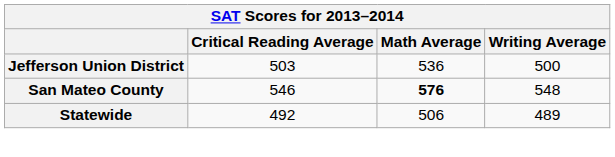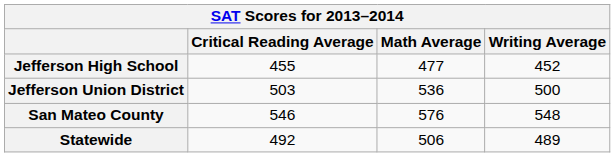+ row: (96, 66)
(431, 90) bold -> (431, 115) normal
